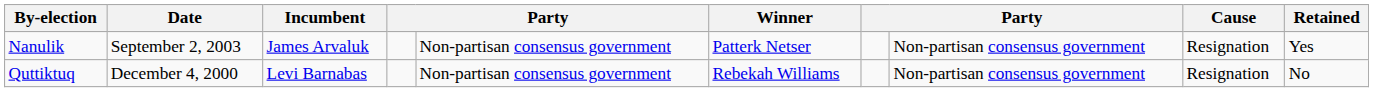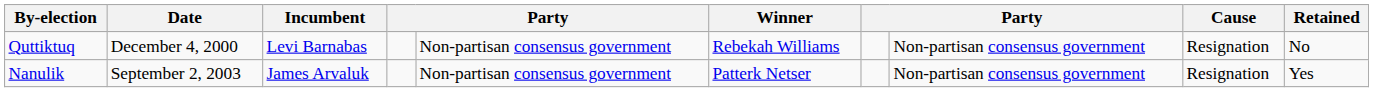rows swapped: (36, 45) <-> (42, 73)
